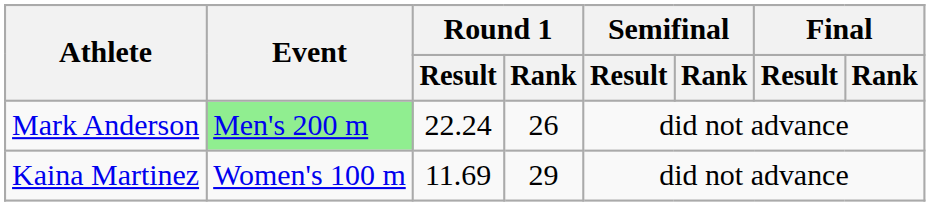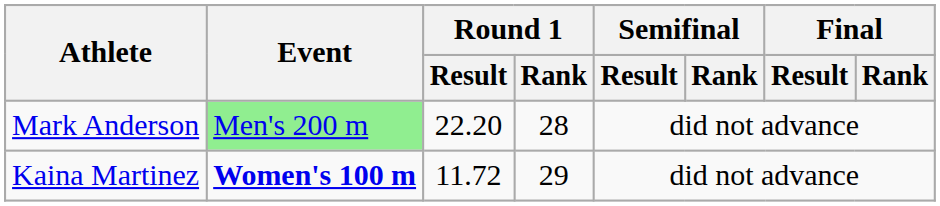(458, 125) 22.24 -> (468, 125) 22.20
(543, 125) 26 -> (554, 125) 28
(309, 175) normal -> (315, 175) bold
(458, 175) 11.69 -> (468, 175) 11.72
